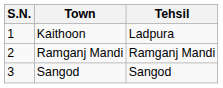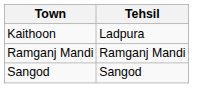- column: (19, 14)
